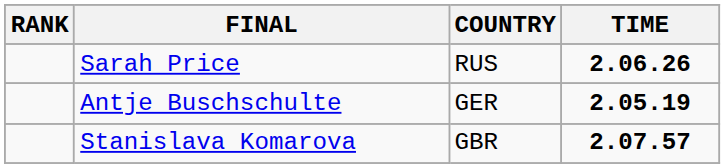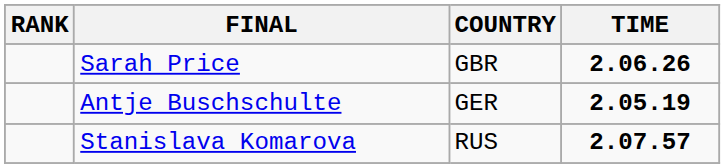(476, 64) RUS -> (476, 64) GBR
(476, 143) GBR -> (476, 143) RUS
